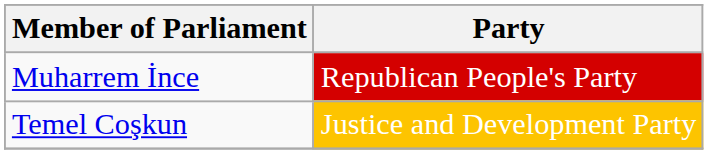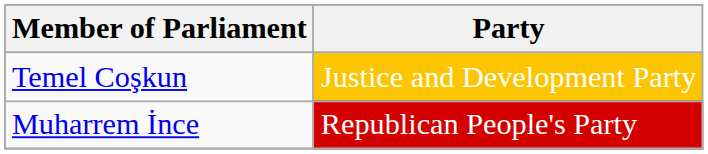rows swapped: (99, 124) <-> (106, 76)
